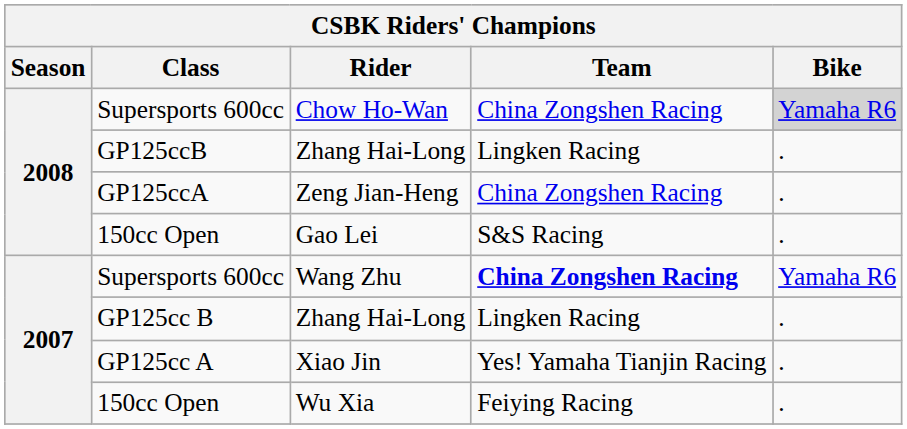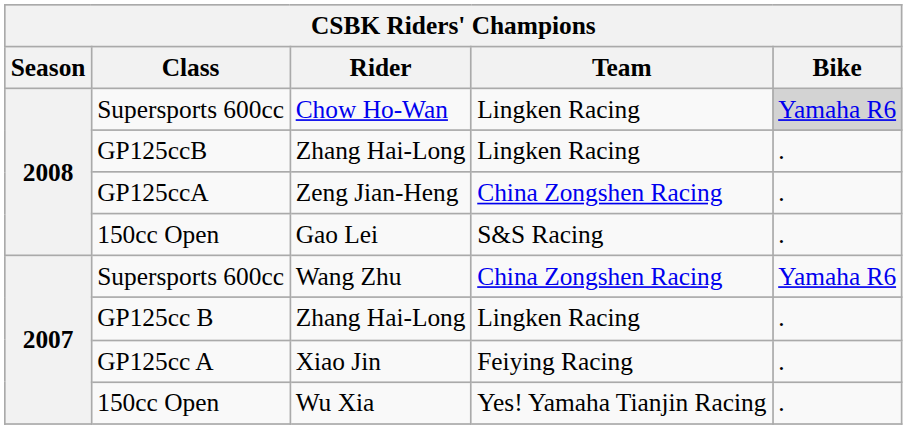(600, 109) China Zongshen Racing -> (559, 109) Lingken Racing
(608, 276) bold -> (600, 276) normal
(622, 360) Yes! Yamaha Tianjin Racing -> (555, 360) Feiying Racing
(555, 402) Feiying Racing -> (622, 402) Yes! Yamaha Tianjin Racing
